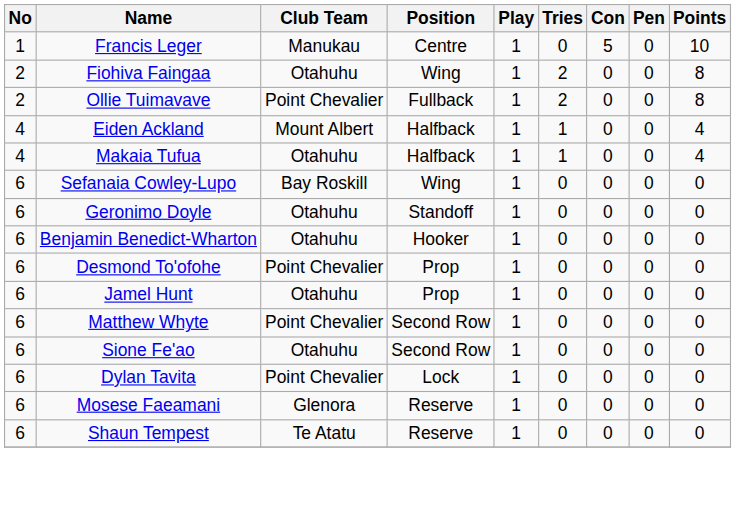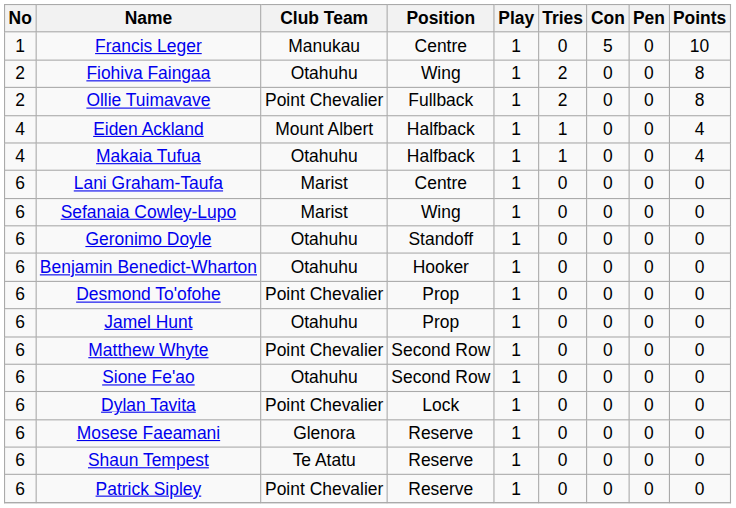+ row: (148, 184)
(324, 184) Bay Roskill -> (324, 211) Marist
+ row: (148, 488)
